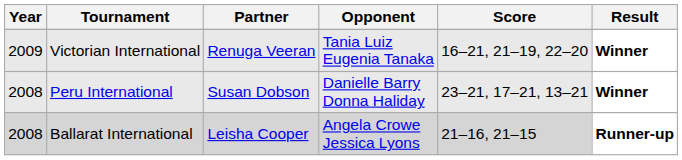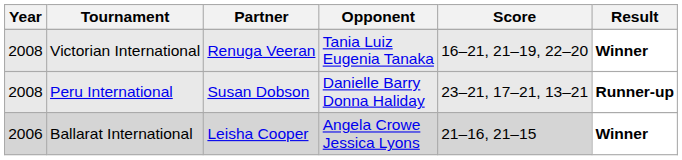(25, 50) 2009 -> (25, 50) 2008
(622, 92) Winner -> (635, 92) Runner-up
(25, 134) 2008 -> (25, 134) 2006
(635, 134) Runner-up -> (622, 134) Winner
